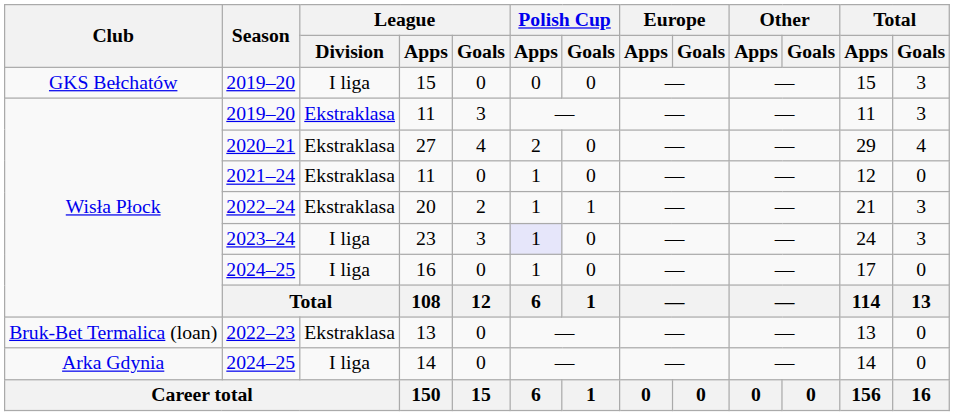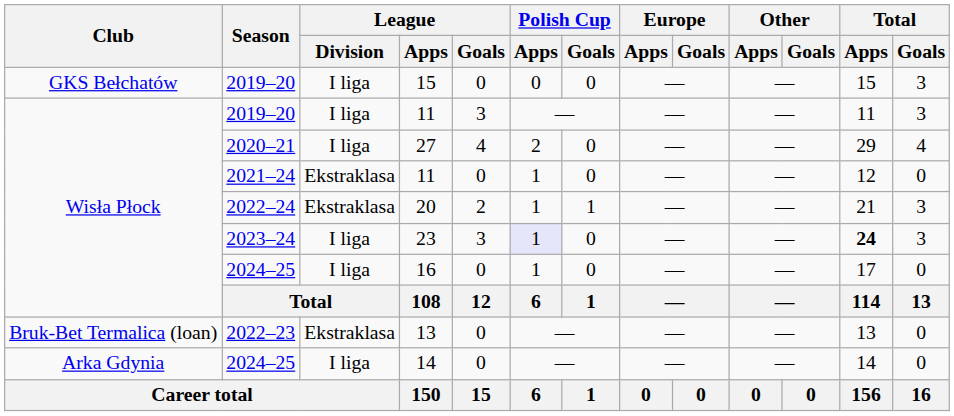(350, 113) Ekstraklasa -> (350, 113) I liga
(350, 144) Ekstraklasa -> (350, 144) I liga
(866, 238) normal -> (866, 238) bold
